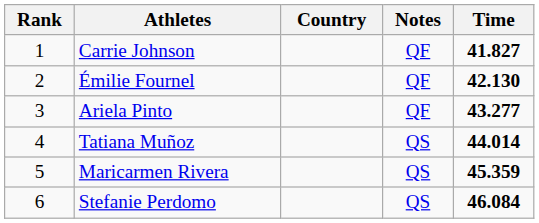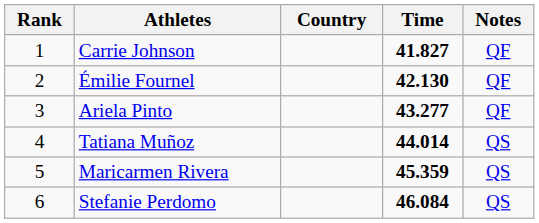columns swapped: (494, 19) <-> (418, 19)
